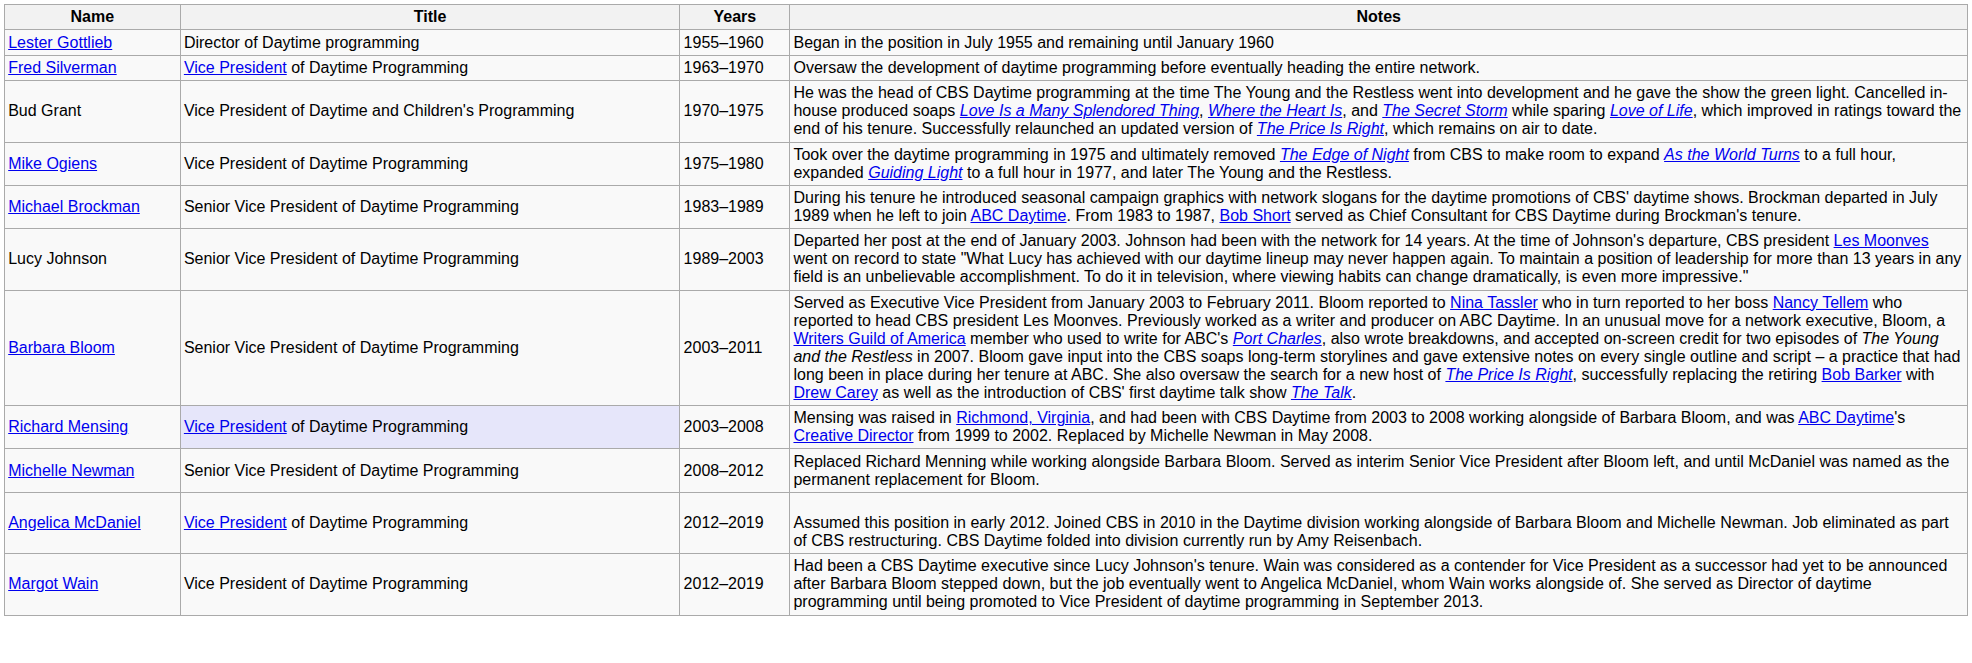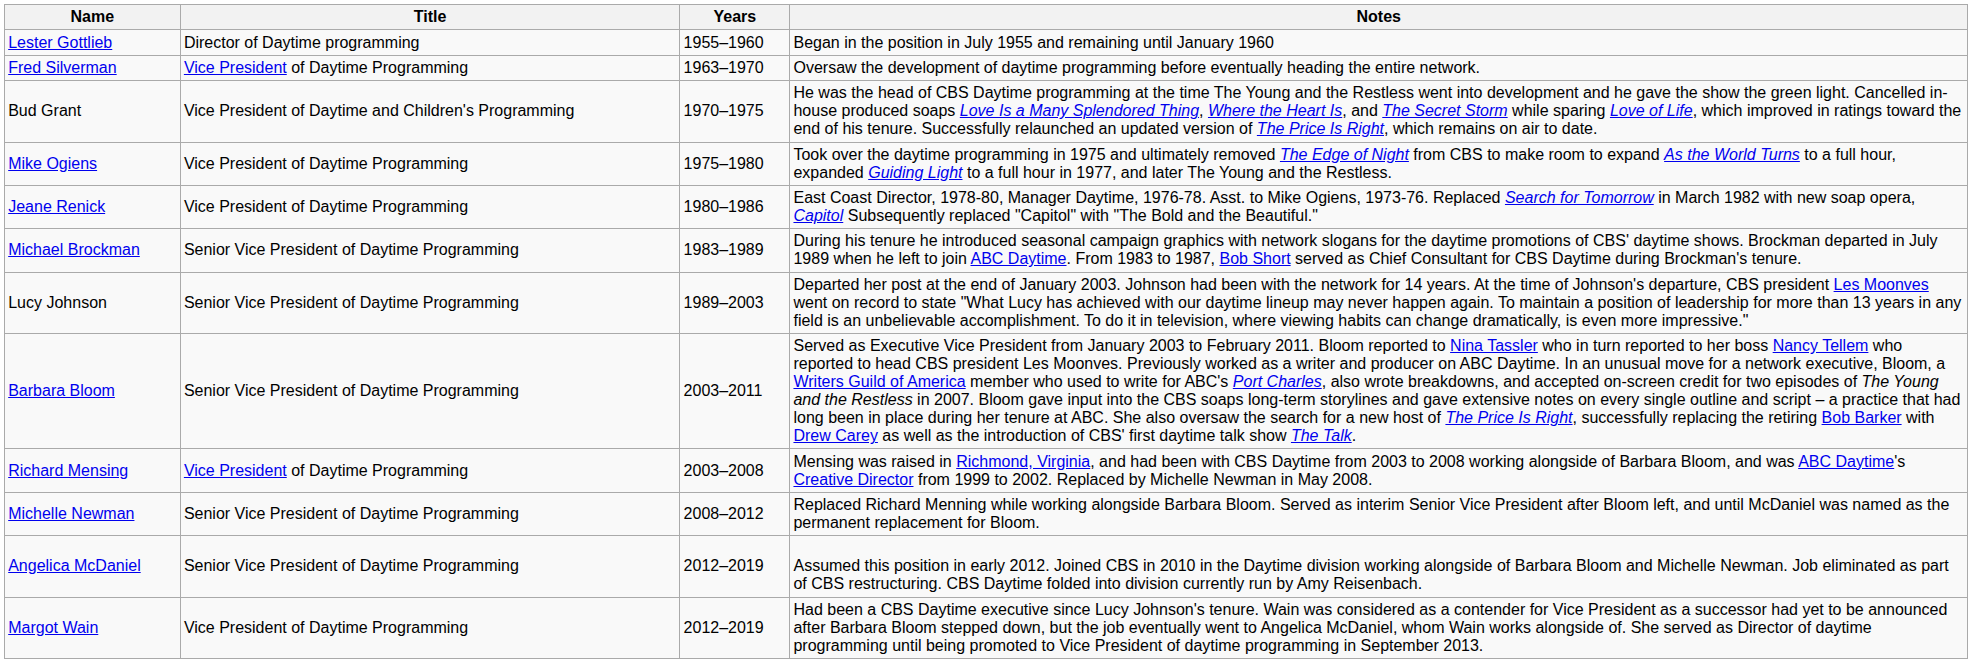+ row: (57, 207)
(326, 427) lavender background -> (326, 470) no background
(326, 522) Vice President of Daytime Programming -> (351, 566) Senior Vice President of Daytime Programming
